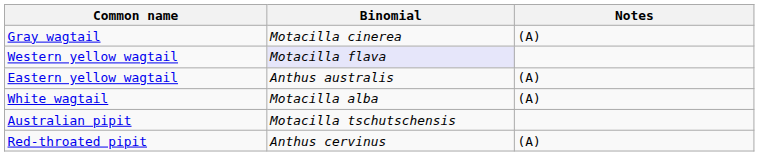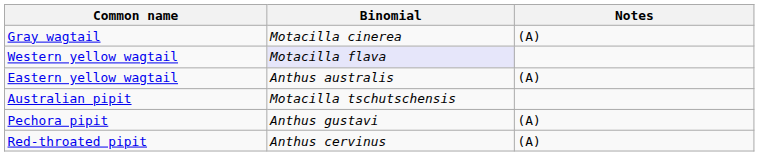- row: (58, 99)
+ row: (58, 120)
